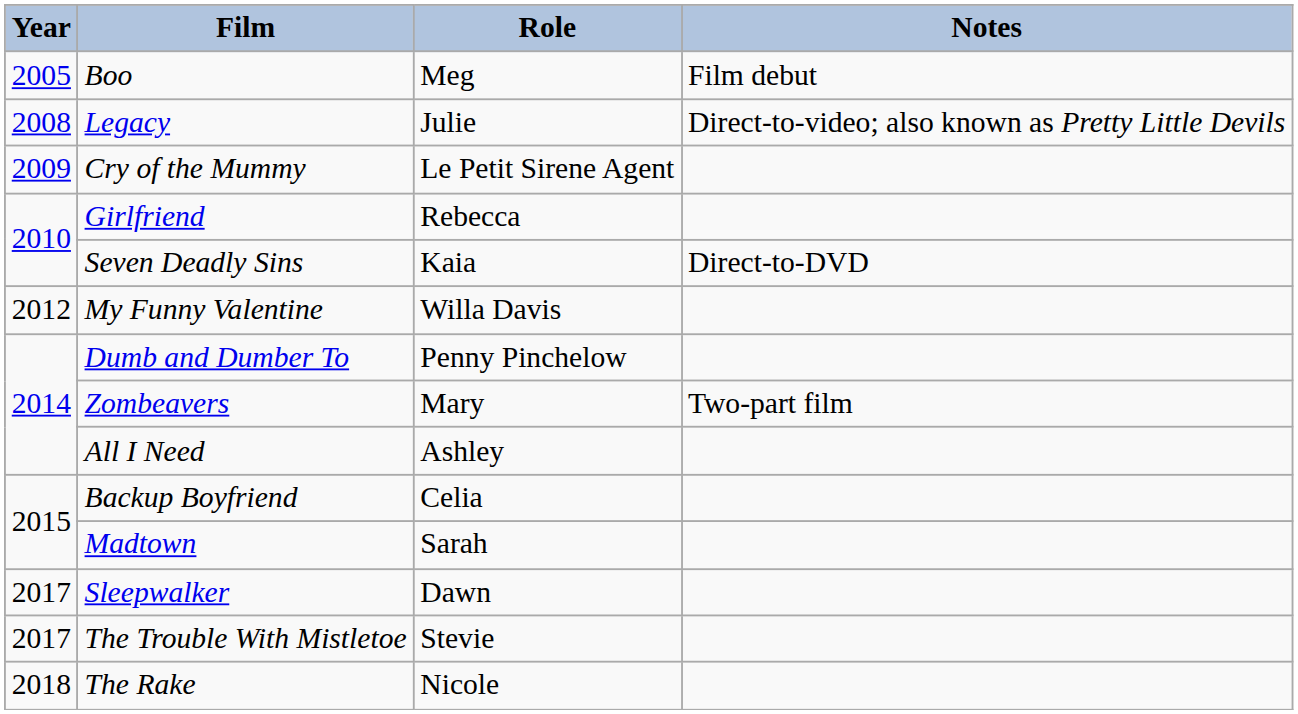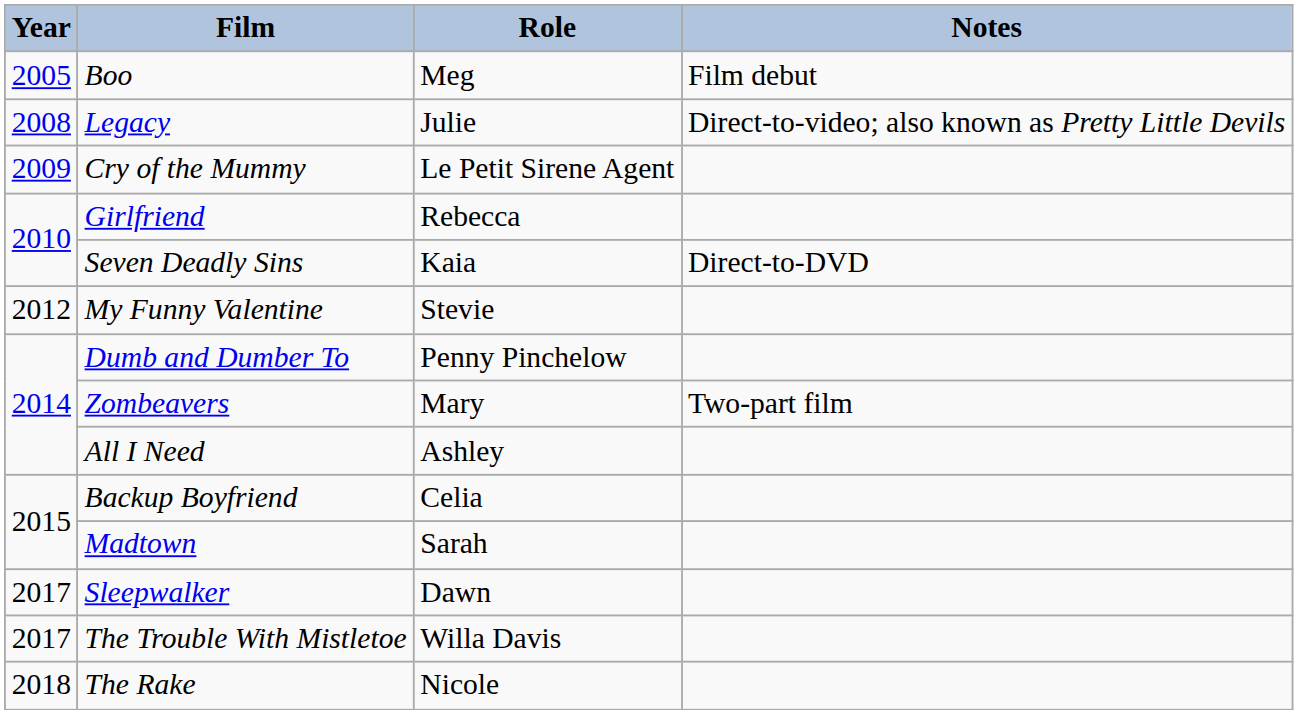(491, 309) Willa Davis -> (457, 309) Stevie
(457, 638) Stevie -> (491, 638) Willa Davis
